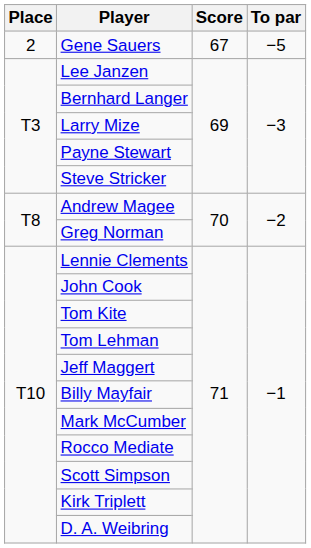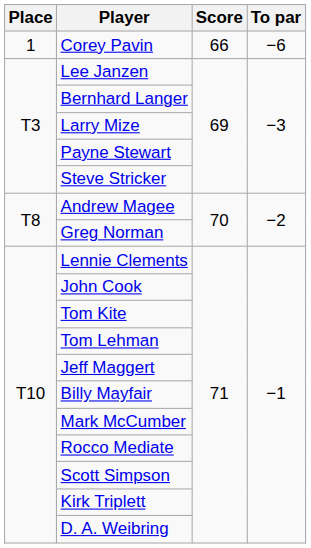+ row: (107, 44)
- row: (111, 44)
